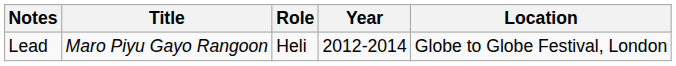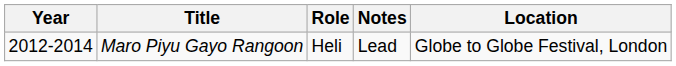columns swapped: (365, 18) <-> (33, 18)
